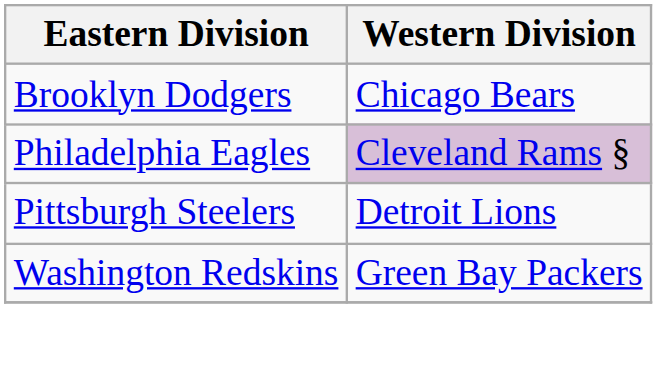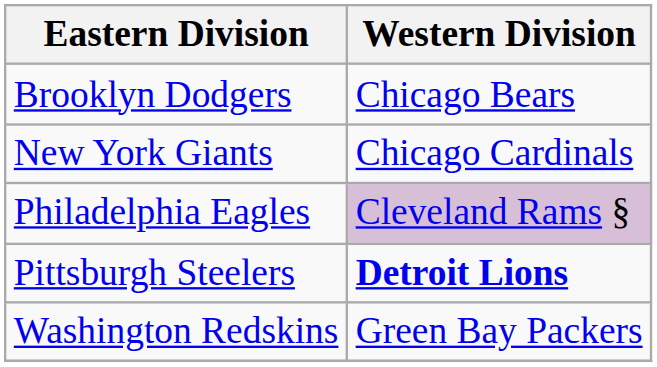+ row: (143, 152)
(456, 212) normal -> (462, 271) bold
